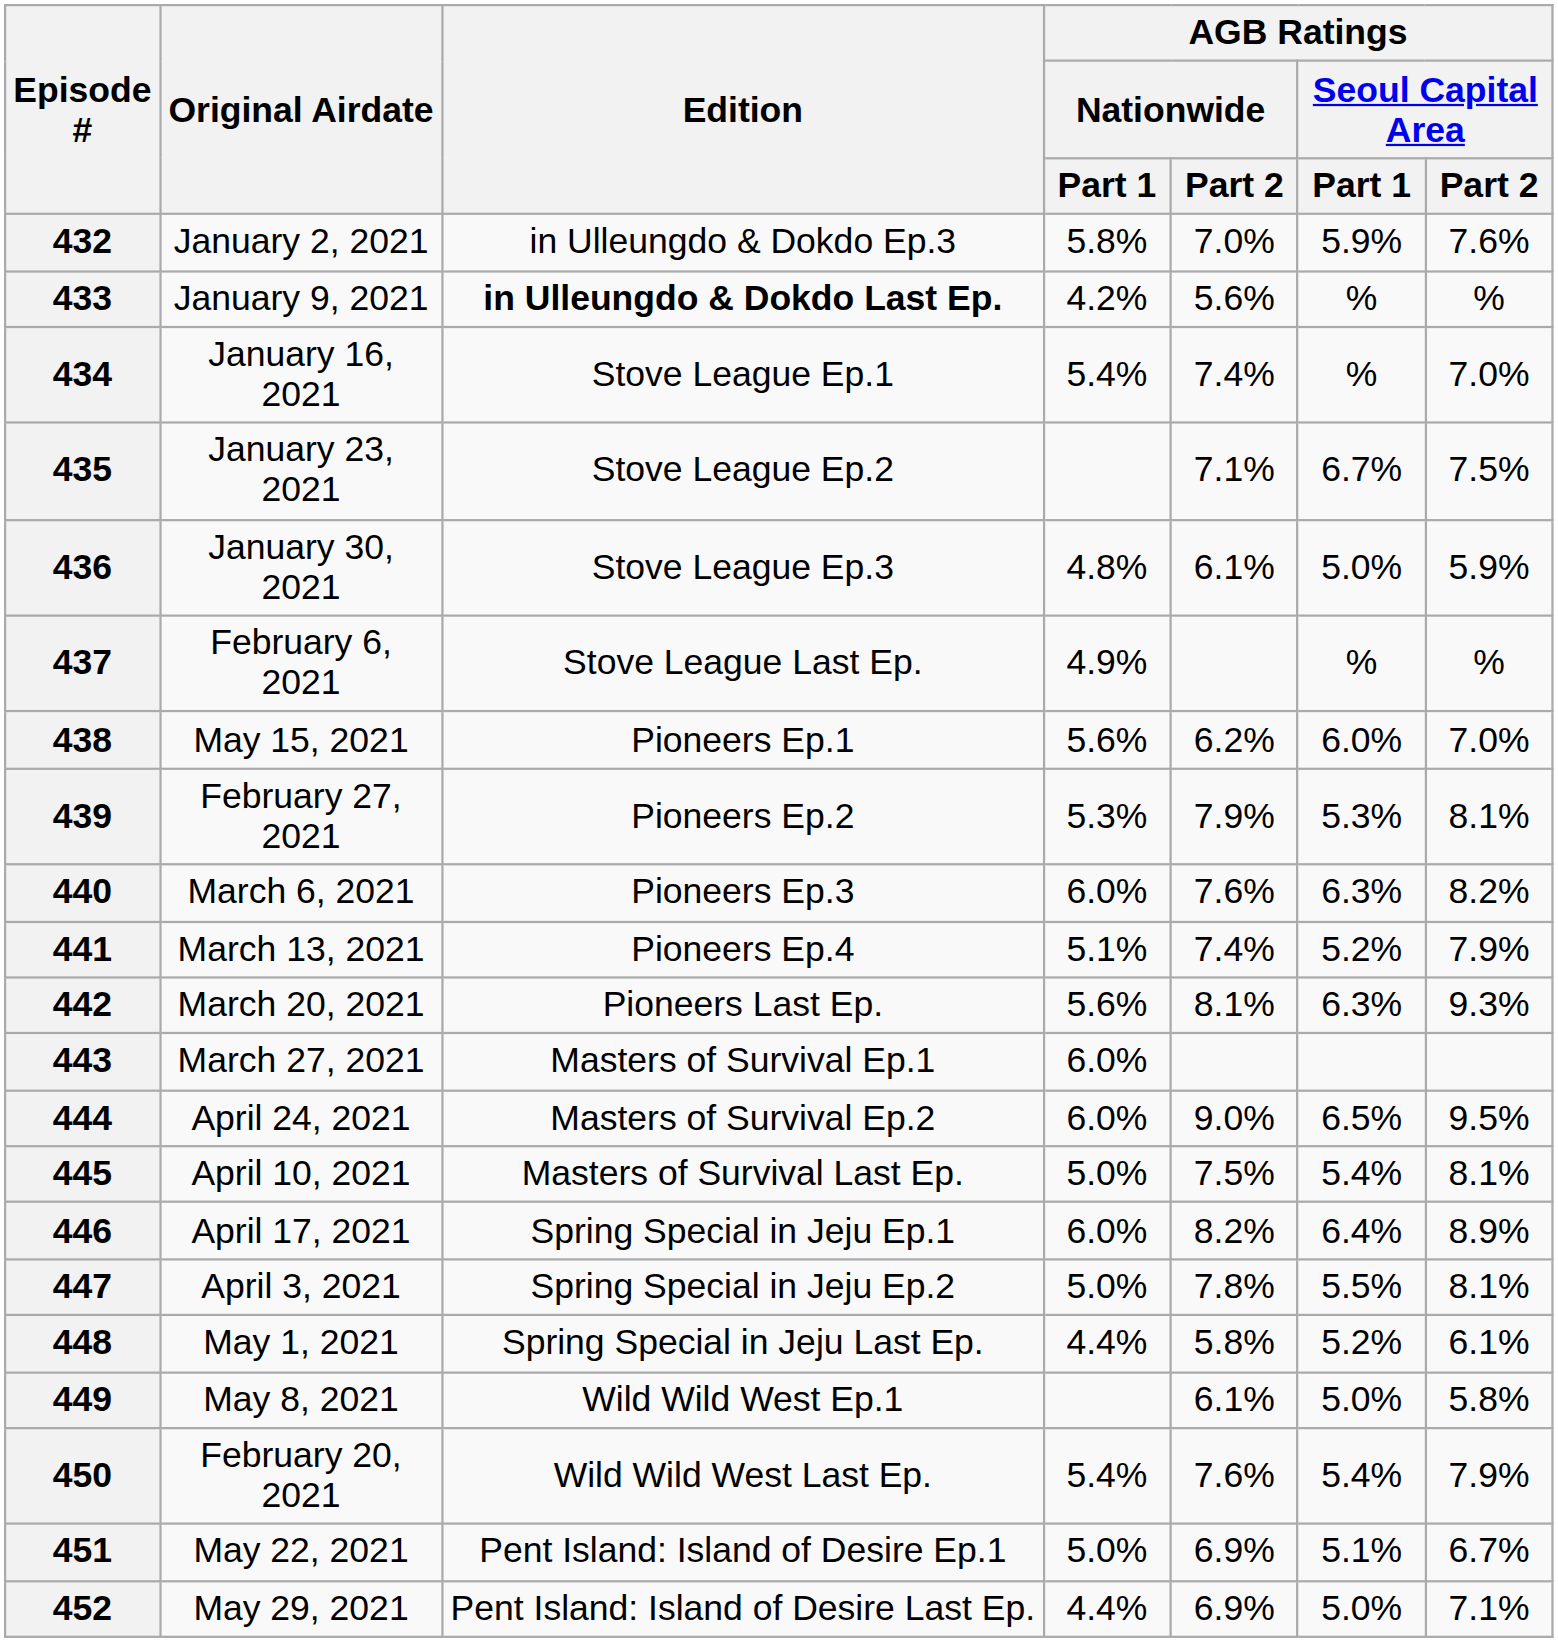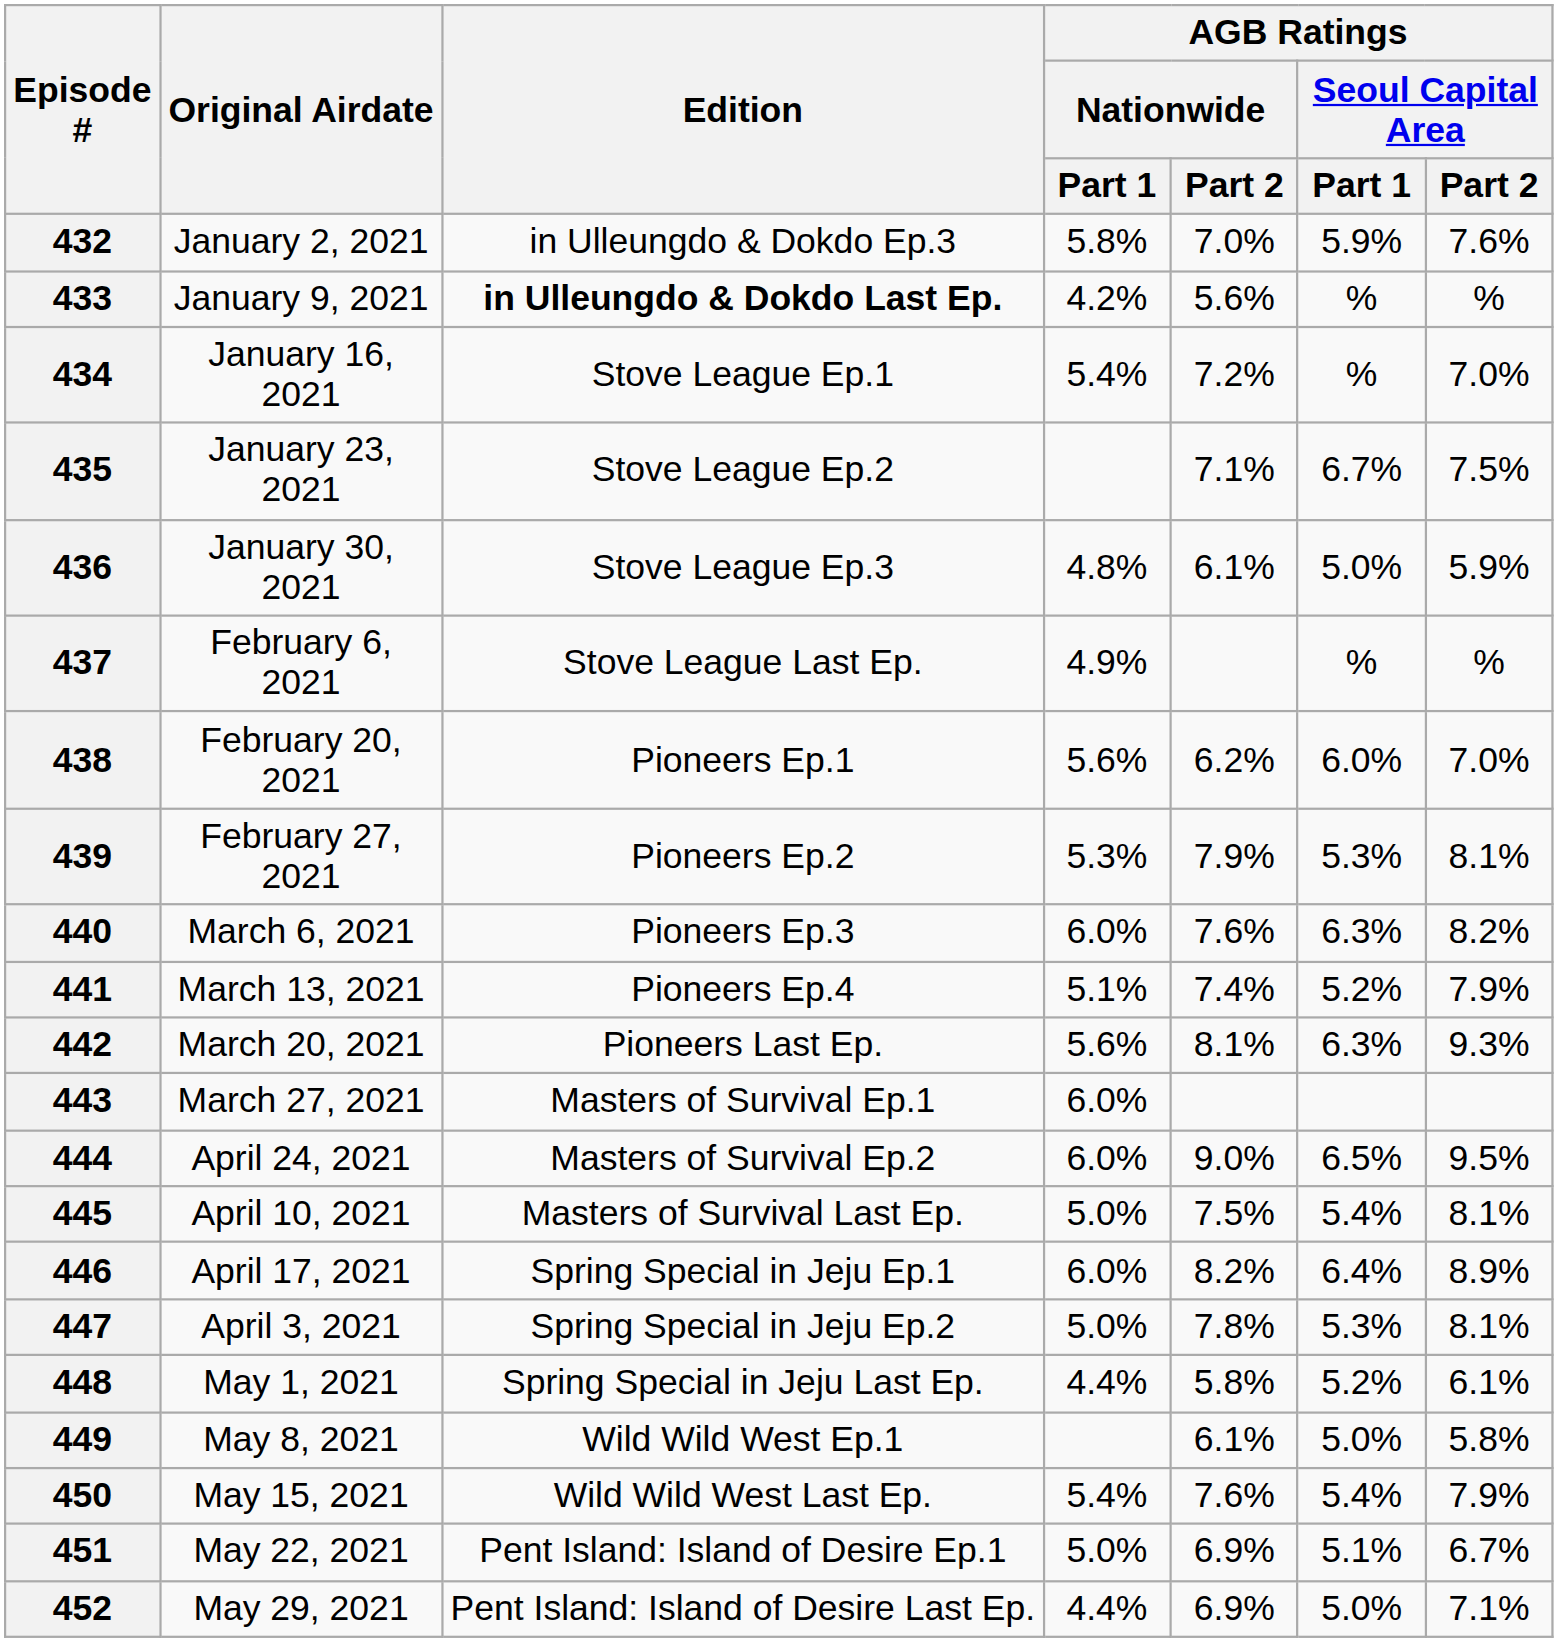(1234, 374) 7.4% -> (1234, 374) 7.2%
(301, 739) May 15, 2021 -> (301, 759) February 20, 2021
(1362, 1286) 5.5% -> (1362, 1326) 5.3%
(301, 1475) February 20, 2021 -> (301, 1495) May 15, 2021
